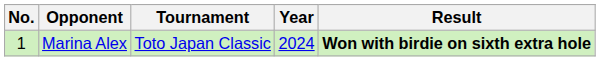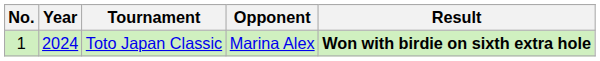columns swapped: (297, 18) <-> (85, 18)
